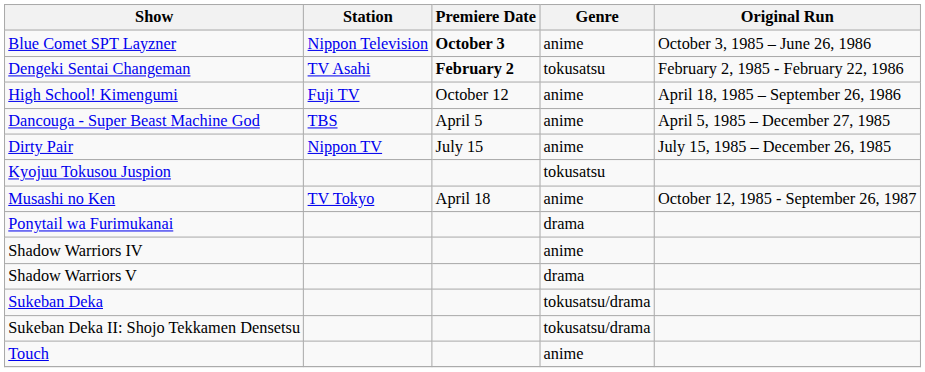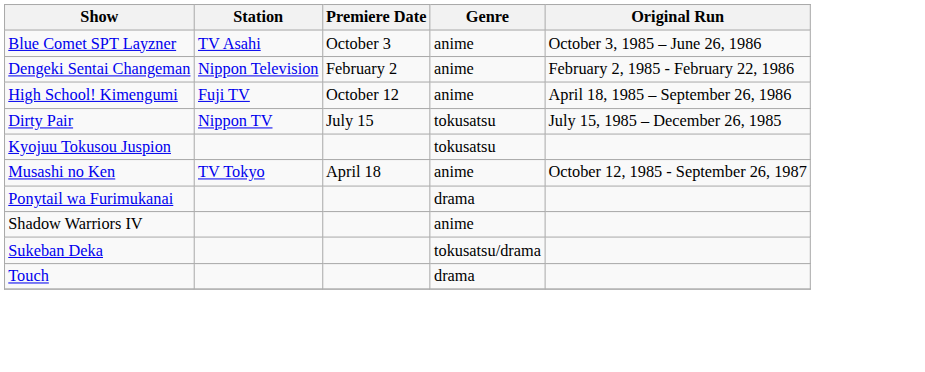(368, 43) Nippon Television -> (229, 43) TV Asahi
(470, 43) bold -> (358, 43) normal
(339, 69) TV Asahi -> (258, 69) Nippon Television
(475, 69) bold -> (362, 69) normal
(574, 69) tokusatsu -> (454, 69) anime
- row: (134, 120)
(564, 146) anime -> (465, 120) tokusatsu
- row: (73, 276)
- row: (154, 328)
(564, 353) anime -> (454, 276) drama
